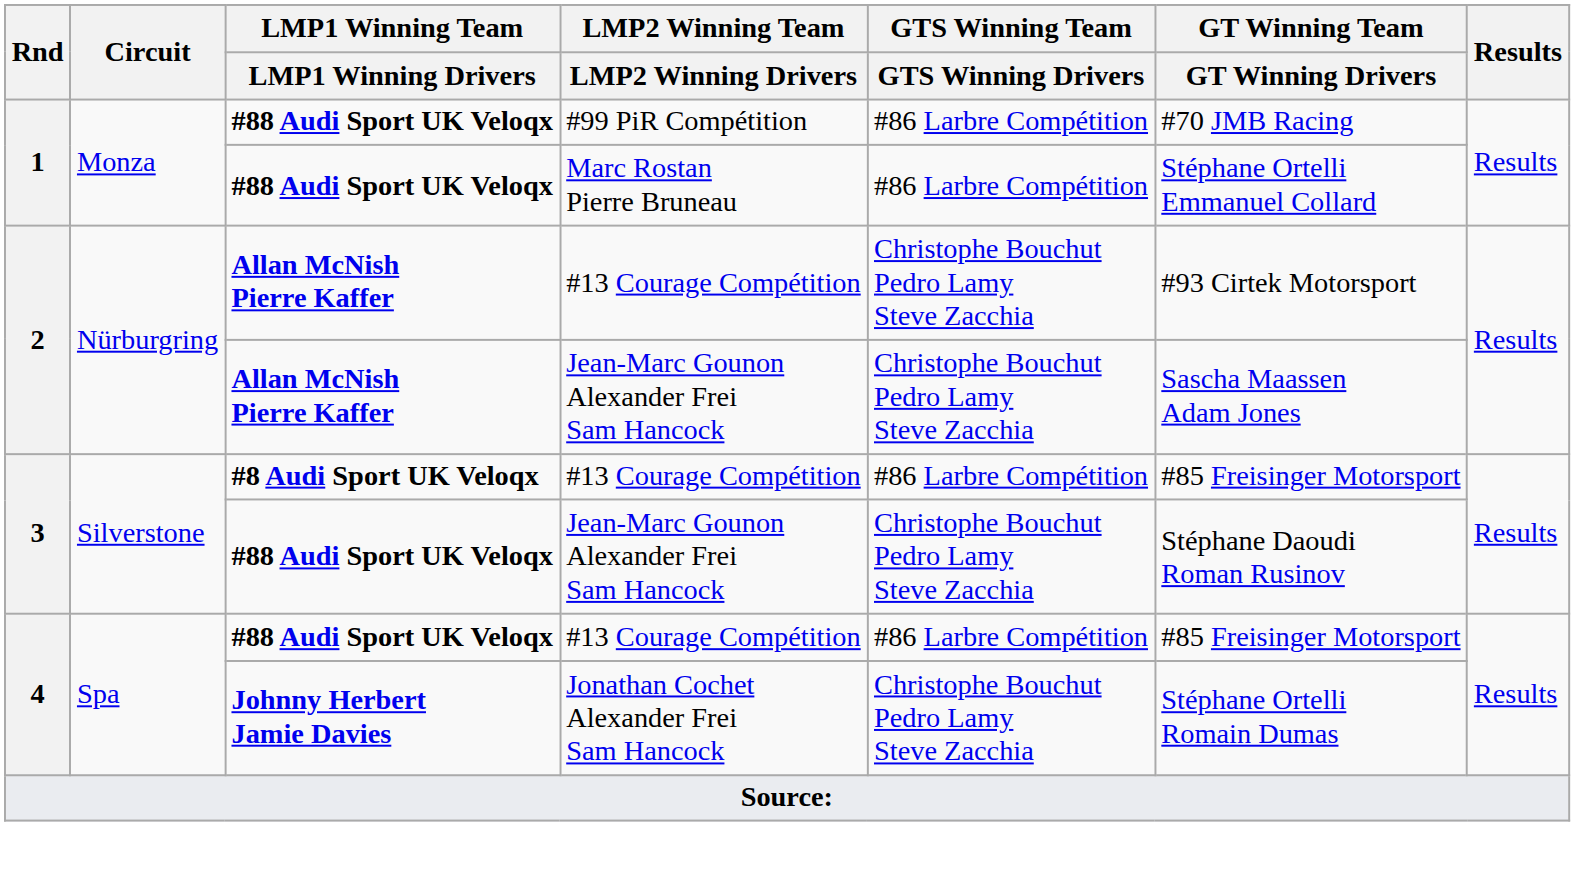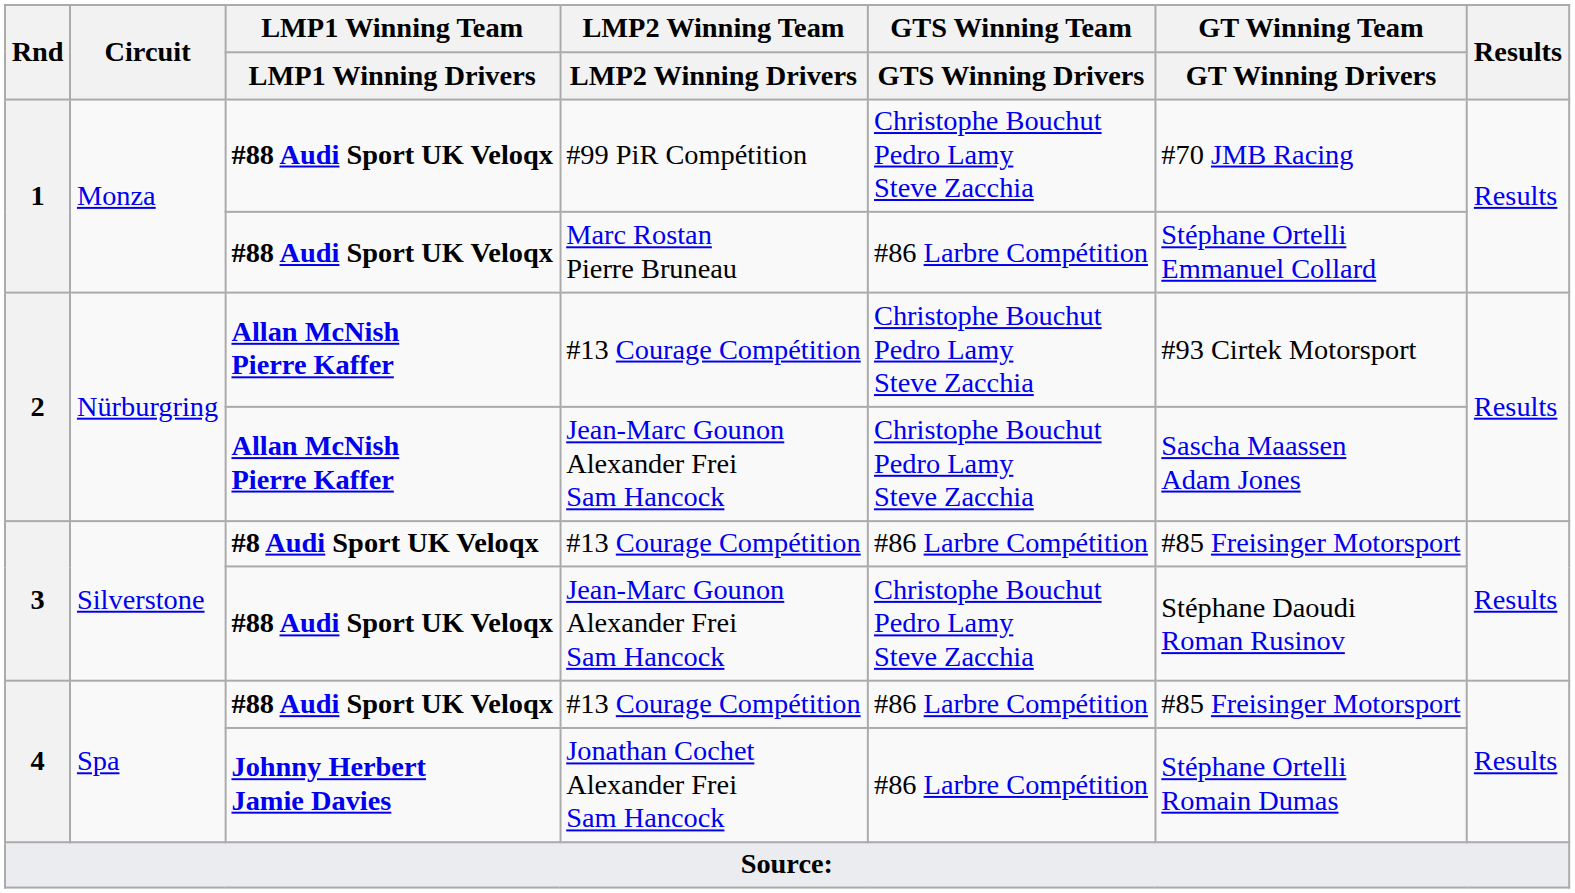(1011, 121) #86 Larbre Compétition -> (988, 155) Christophe Bouchut Pedro Lamy Steve Zacchia
(988, 717) Christophe Bouchut Pedro Lamy Steve Zacchia -> (1011, 784) #86 Larbre Compétition
